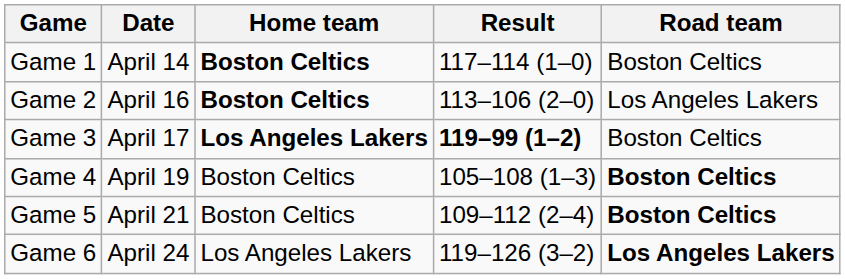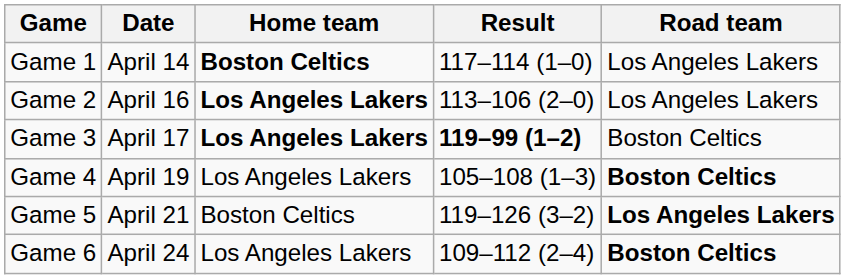(685, 61) Boston Celtics -> (713, 61) Los Angeles Lakers
(285, 100) Boston Celtics -> (314, 100) Los Angeles Lakers
(278, 176) Boston Celtics -> (306, 176) Los Angeles Lakers
(517, 215) 109–112 (2–4) -> (517, 215) 119–126 (3–2)
(692, 215) Boston Celtics -> (721, 215) Los Angeles Lakers
(517, 253) 119–126 (3–2) -> (517, 253) 109–112 (2–4)
(721, 253) Los Angeles Lakers -> (692, 253) Boston Celtics
